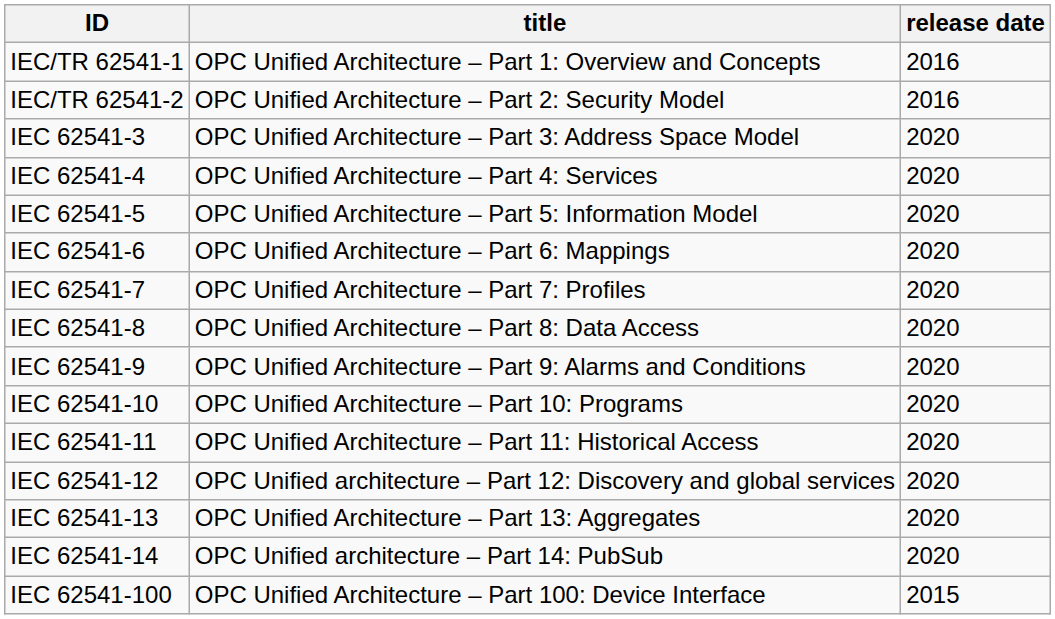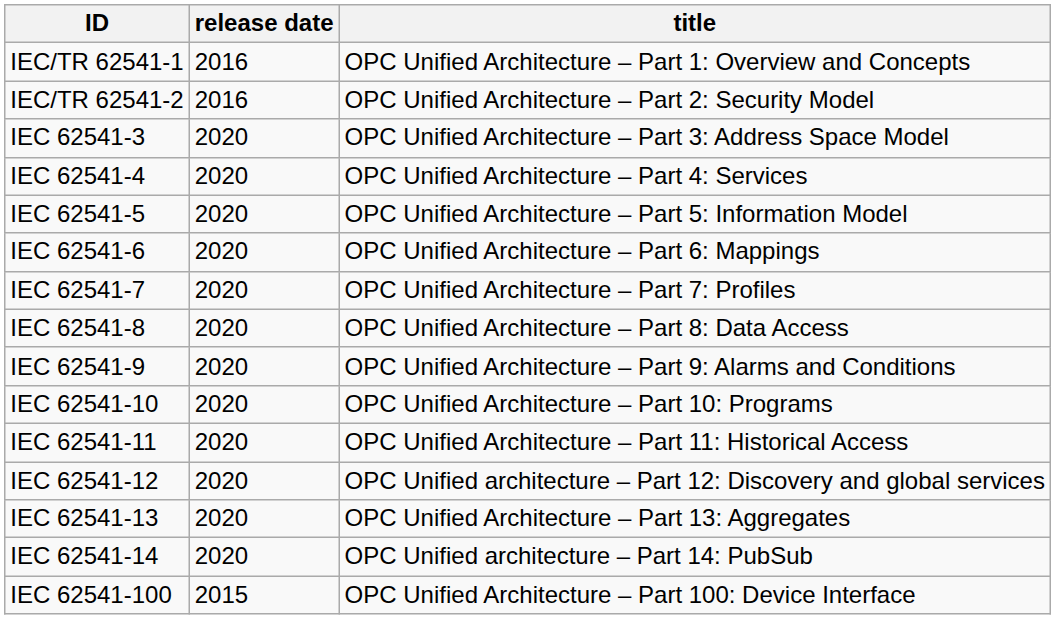columns swapped: (976, 23) <-> (545, 23)
